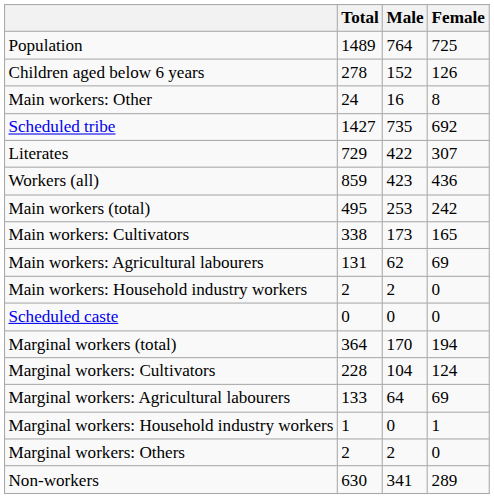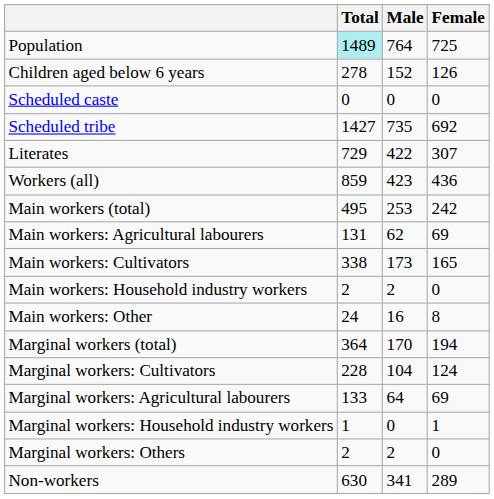(358, 45) no background -> (358, 45) paleturquoise background
rows swapped: (63, 316) <-> (80, 99)
rows swapped: (99, 235) <-> (136, 262)
